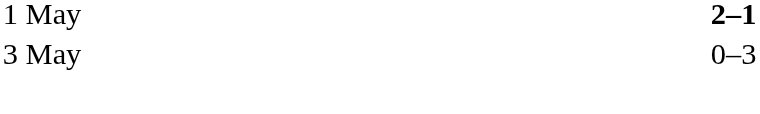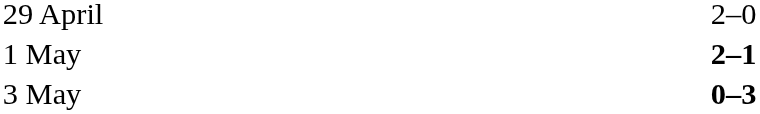+ row: (53, 14)
(734, 54) normal -> (734, 93) bold
